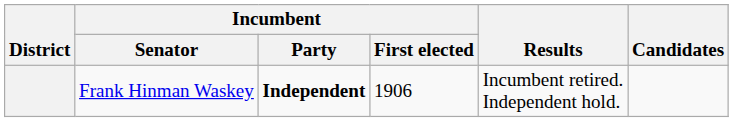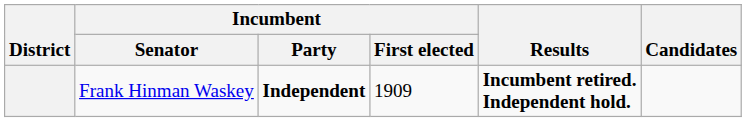(393, 90) 1906 -> (393, 90) 1909
(553, 90) normal -> (560, 90) bold
